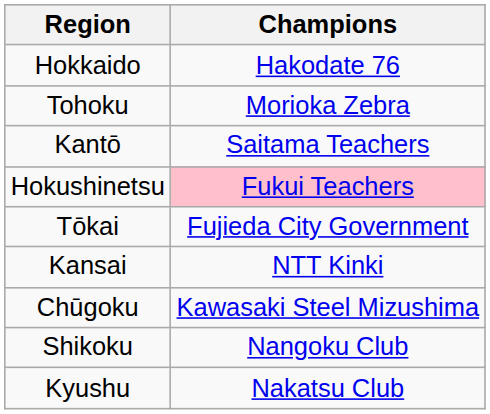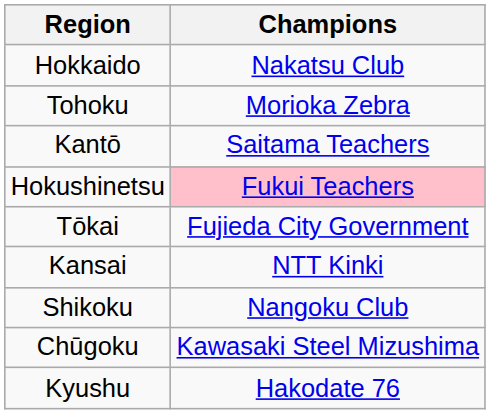(328, 65) Hakodate 76 -> (328, 65) Nakatsu Club
rows swapped: (88, 307) <-> (88, 347)
(328, 387) Nakatsu Club -> (328, 387) Hakodate 76
